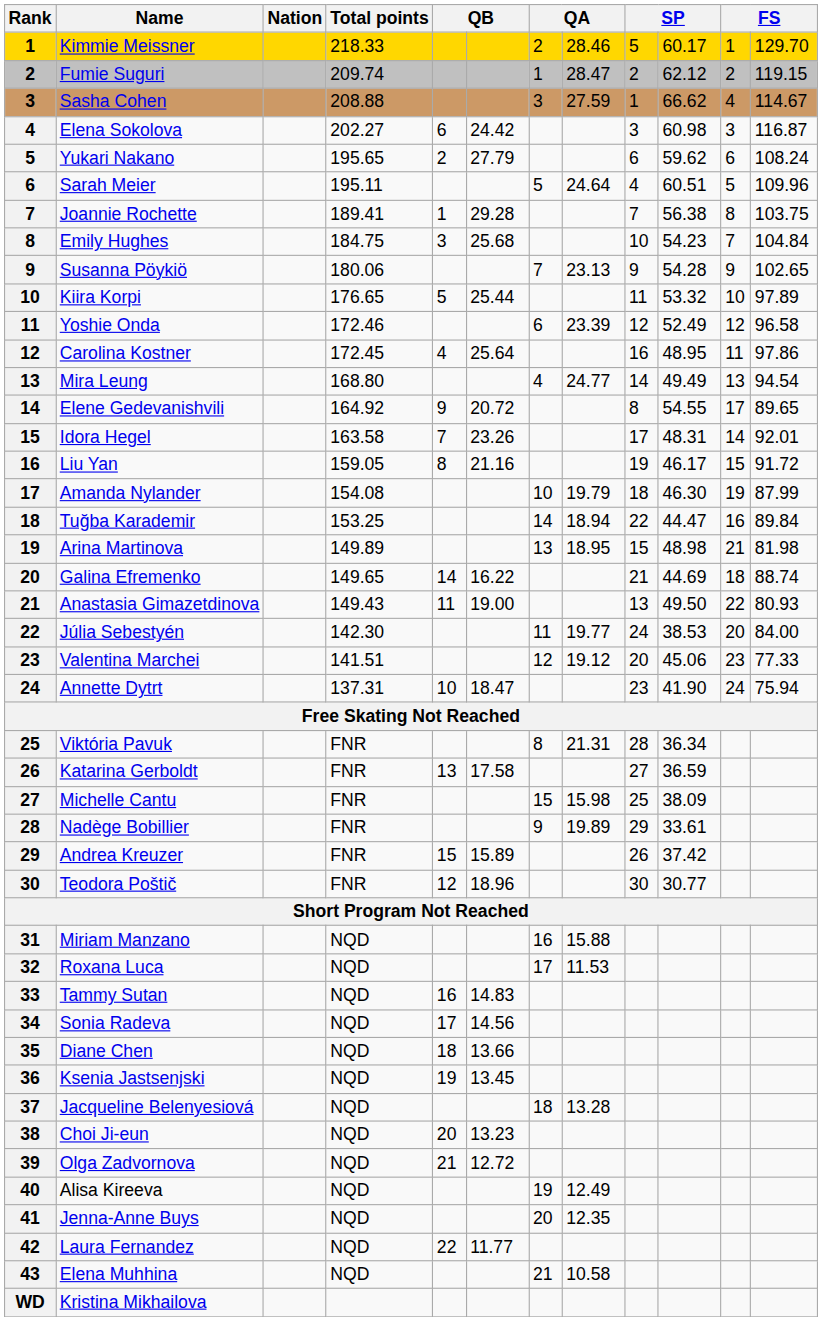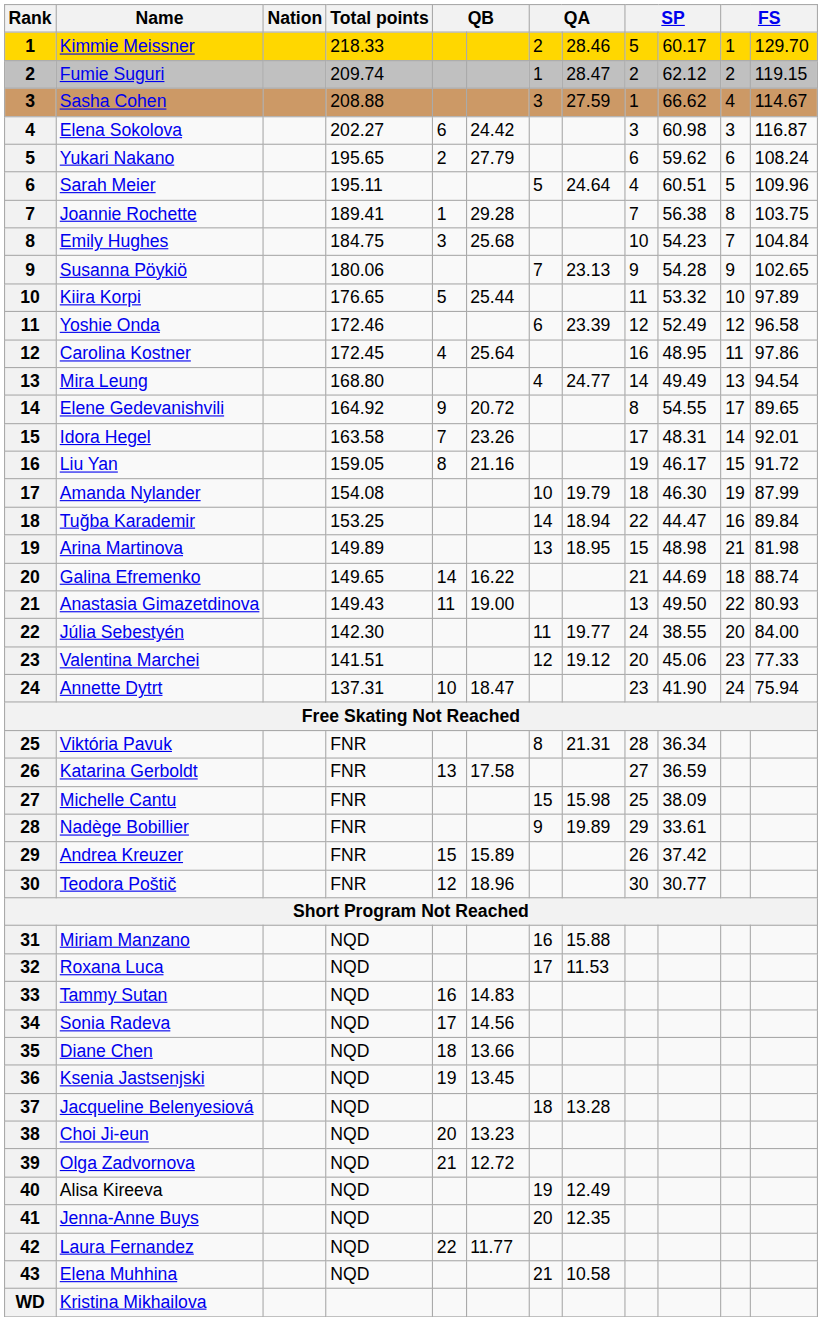(684, 632) 38.53 -> (684, 632) 38.55
